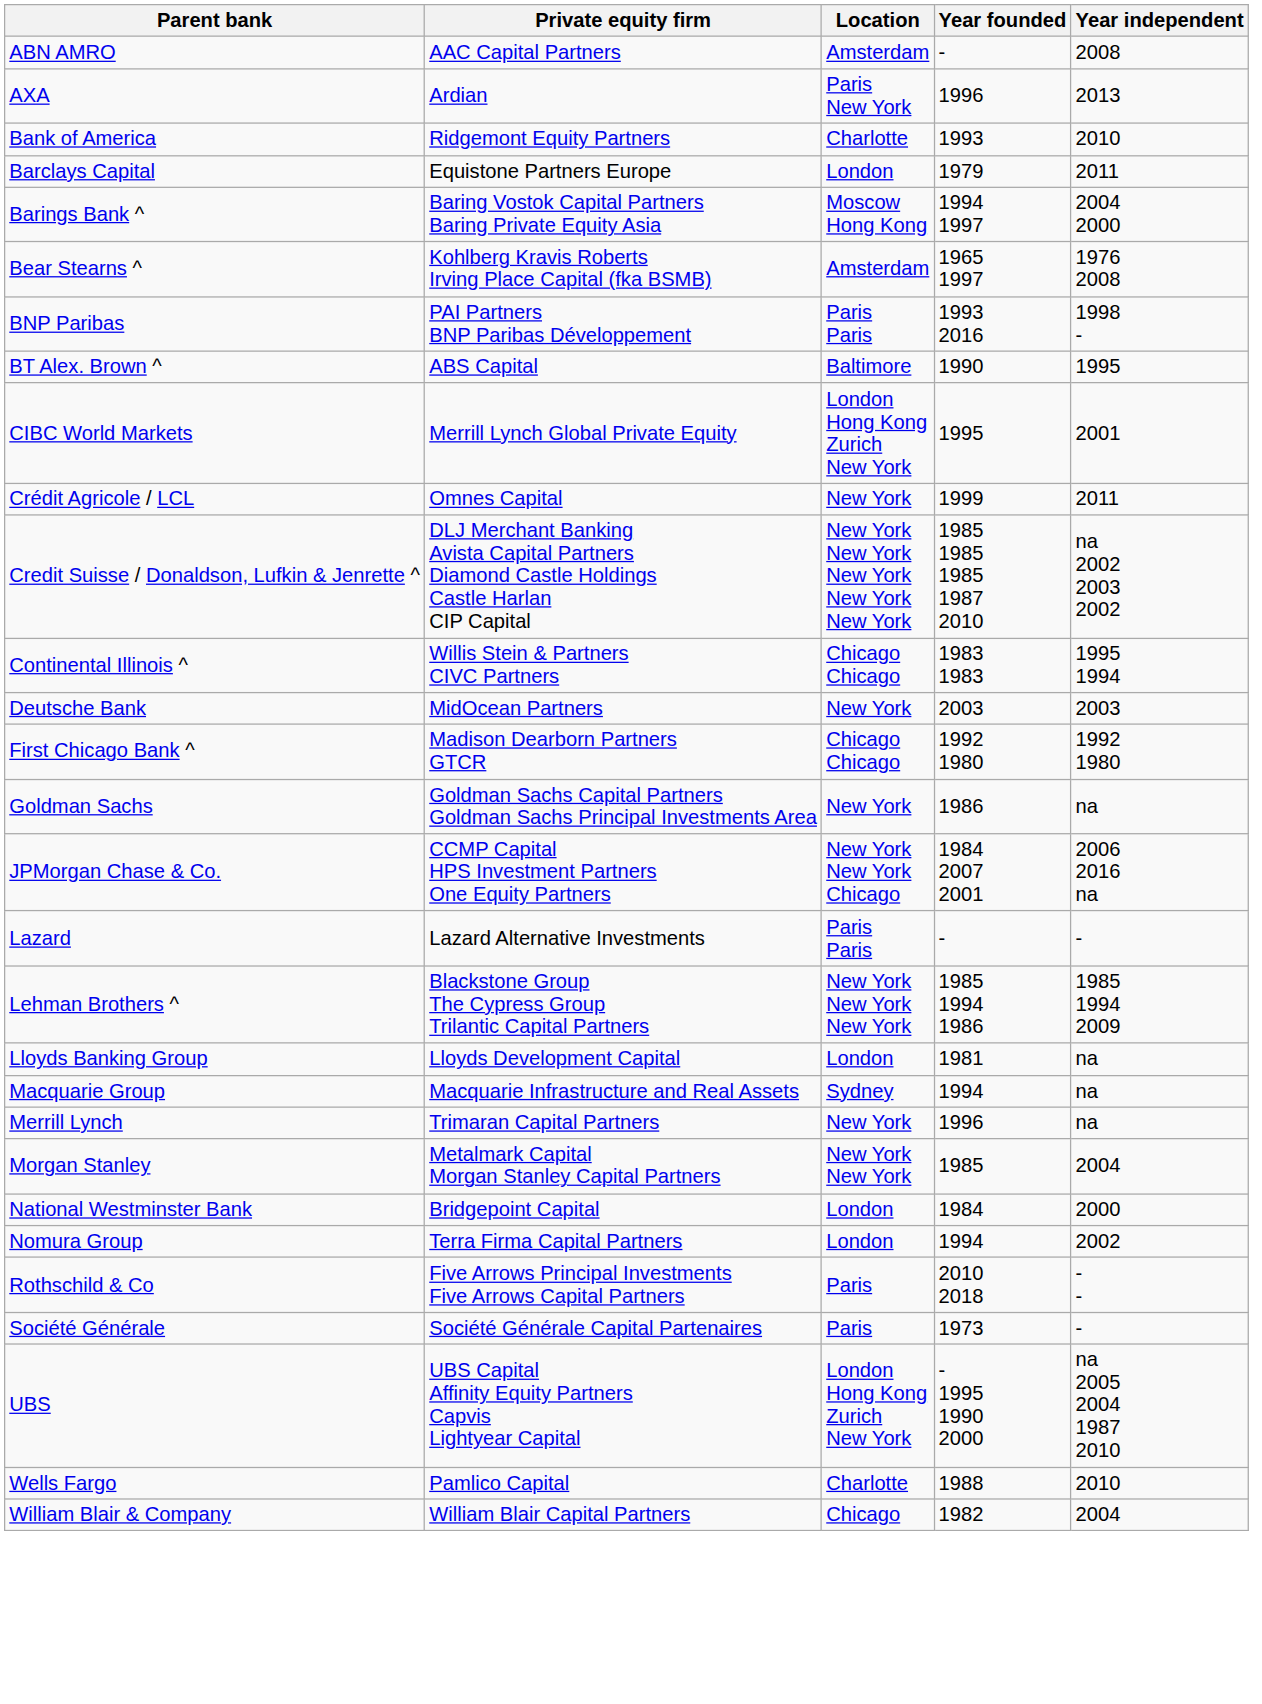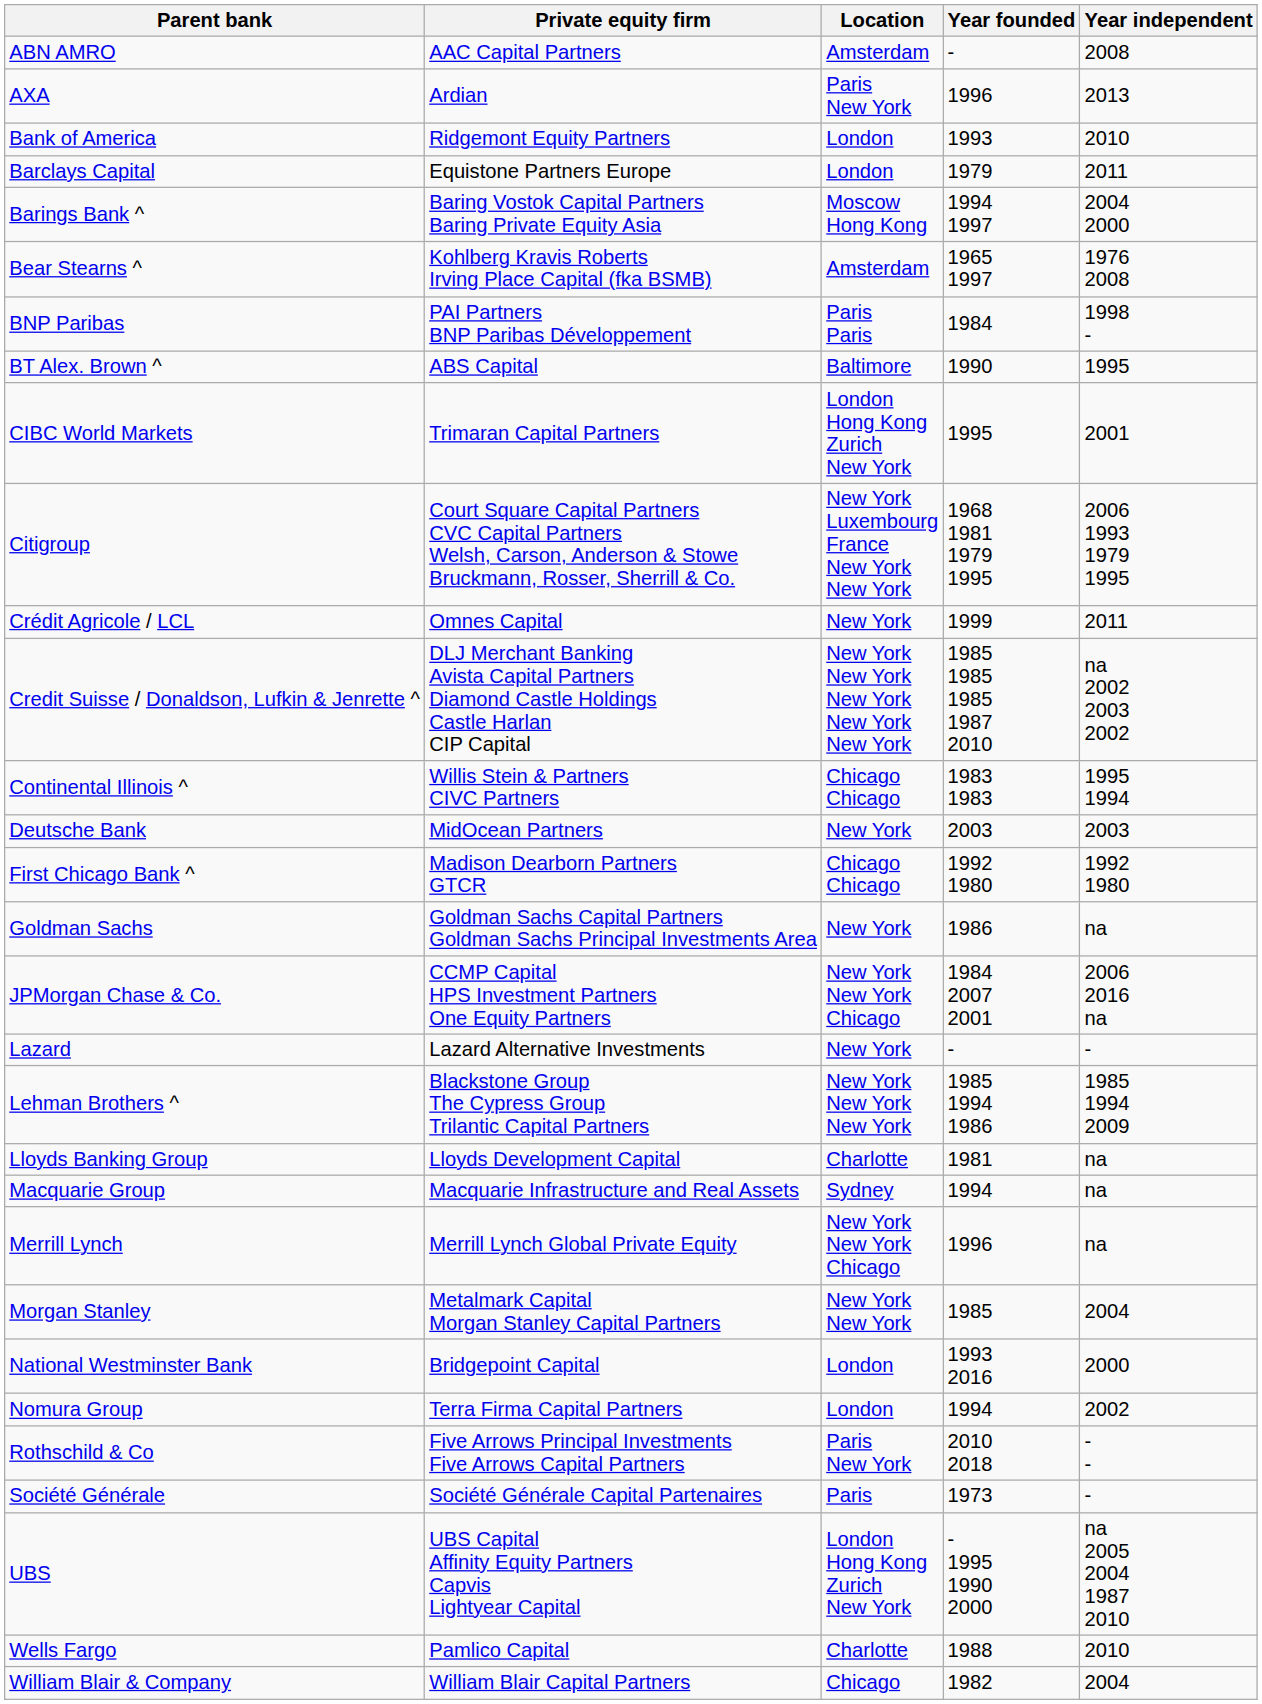(867, 139) Charlotte -> (860, 139) London
(961, 323) 1993 2016 -> (970, 323) 1984
(583, 432) Merrill Lynch Global Private Equity -> (544, 432) Trimaran Capital Partners
+ row: (50, 544)
(849, 938) Paris Paris -> (869, 1049) New York
(860, 1058) London -> (867, 1158) Charlotte
(544, 1122) Trimaran Capital Partners -> (583, 1245) Merrill Lynch Global Private Equity
(869, 1122) New York -> (869, 1245) New York New York Chicago
(961, 1209) 1984 -> (970, 1366) 1993 2016
(849, 1284) Paris -> (869, 1452) Paris New York
